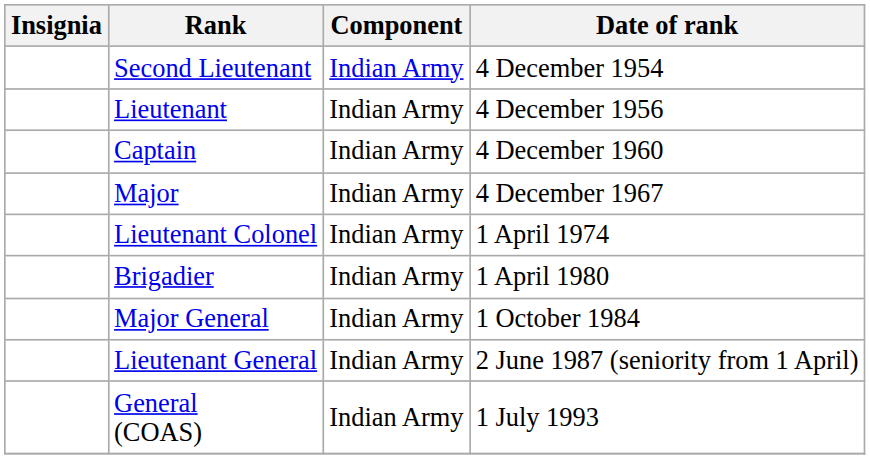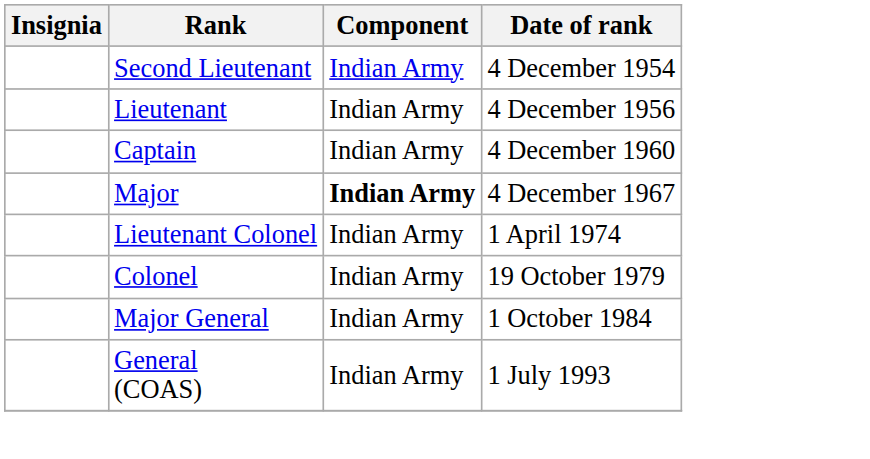(396, 192) normal -> (402, 192) bold
+ row: (156, 276)
- row: (164, 276)
- row: (216, 360)
